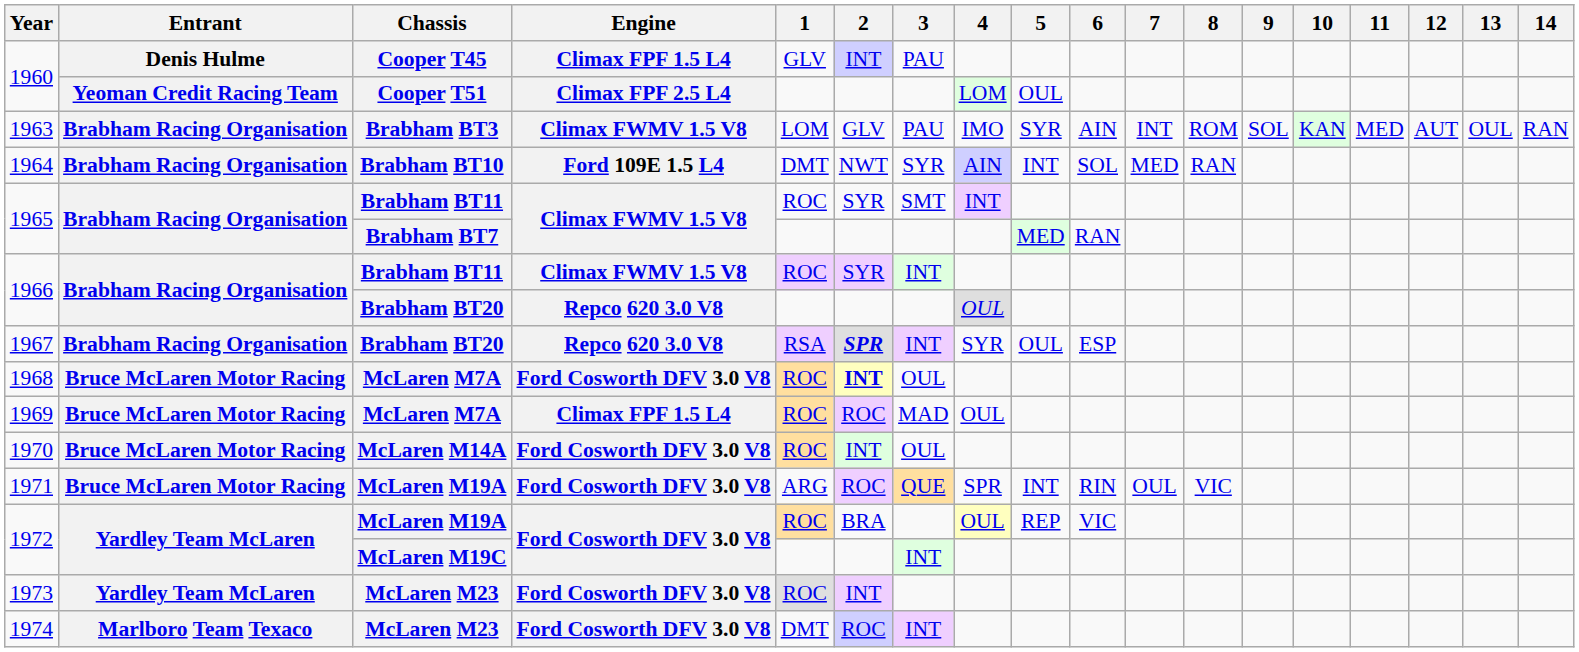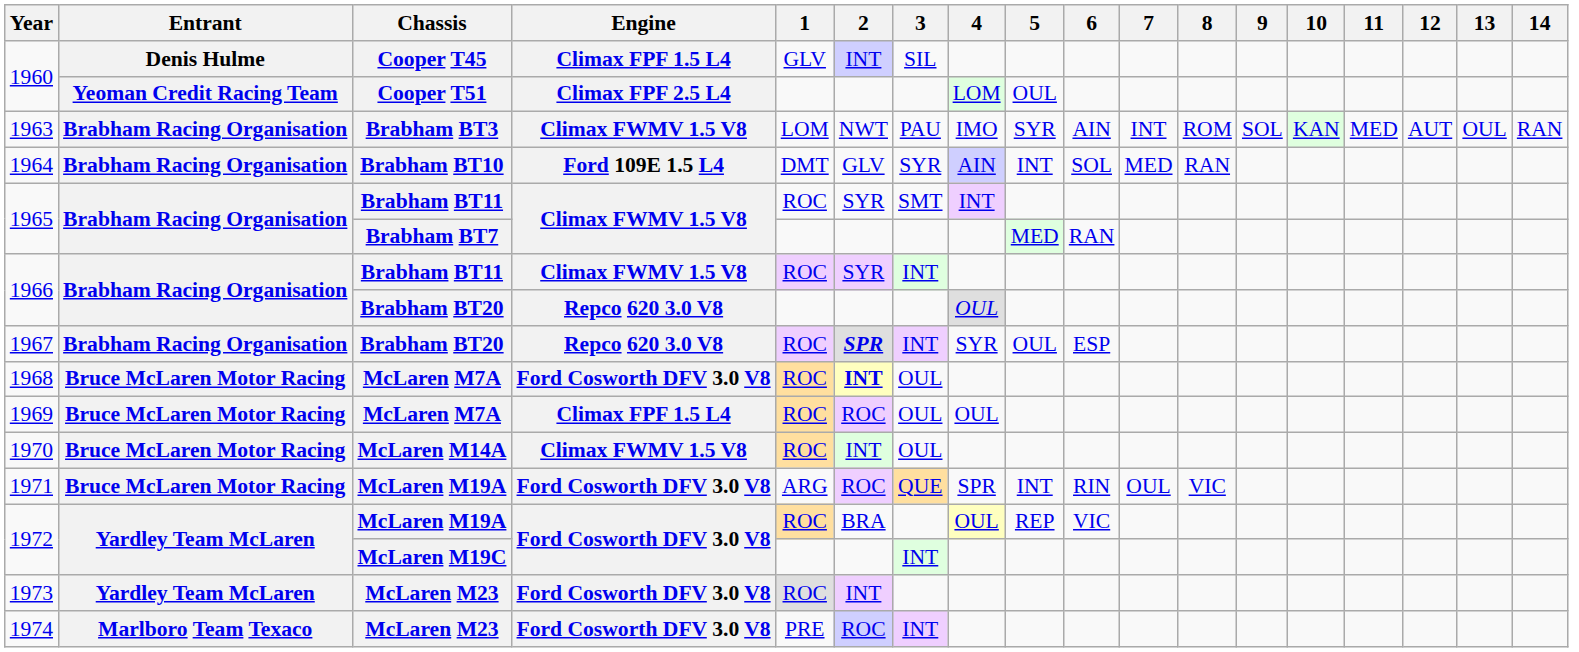(923, 58) PAU -> (920, 58) SIL
(863, 129) GLV -> (863, 129) NWT
(863, 165) NWT -> (863, 165) GLV
(805, 343) RSA -> (805, 343) ROC
(923, 414) MAD -> (920, 414) OUL
(644, 450) Ford Cosworth DFV 3.0 V8 -> (644, 450) Climax FWMV 1.5 V8
(805, 628) DMT -> (805, 628) PRE
